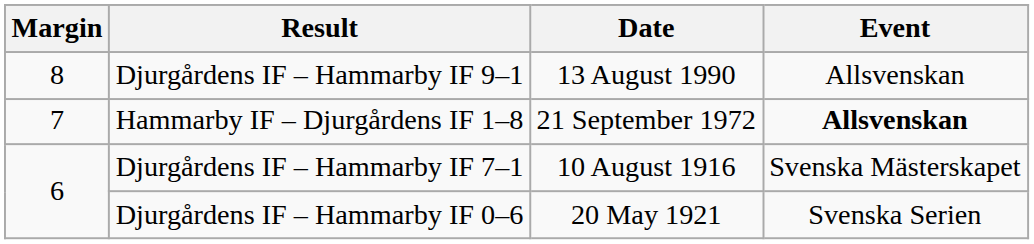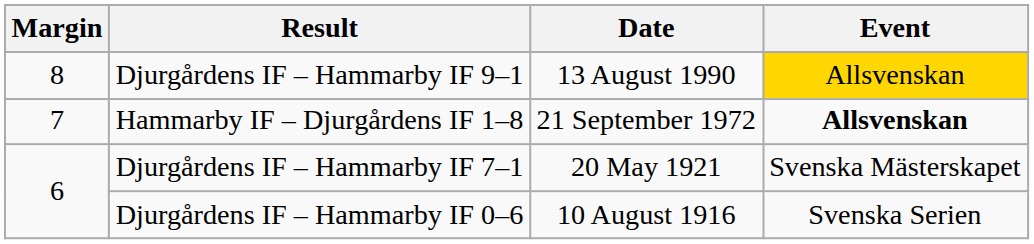(895, 74) no background -> (895, 74) gold background
(646, 167) 10 August 1916 -> (646, 167) 20 May 1921
(646, 214) 20 May 1921 -> (646, 214) 10 August 1916
